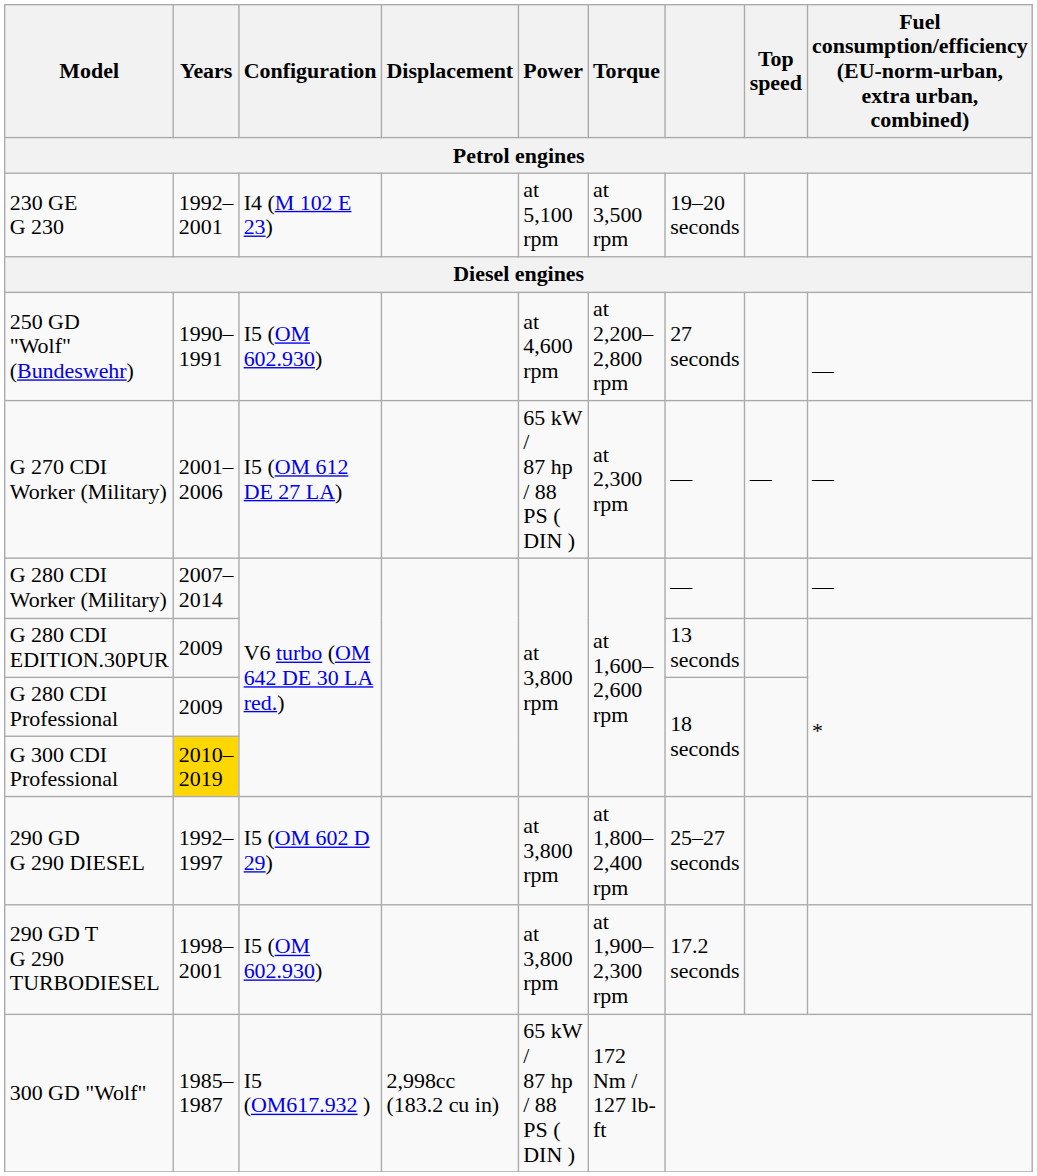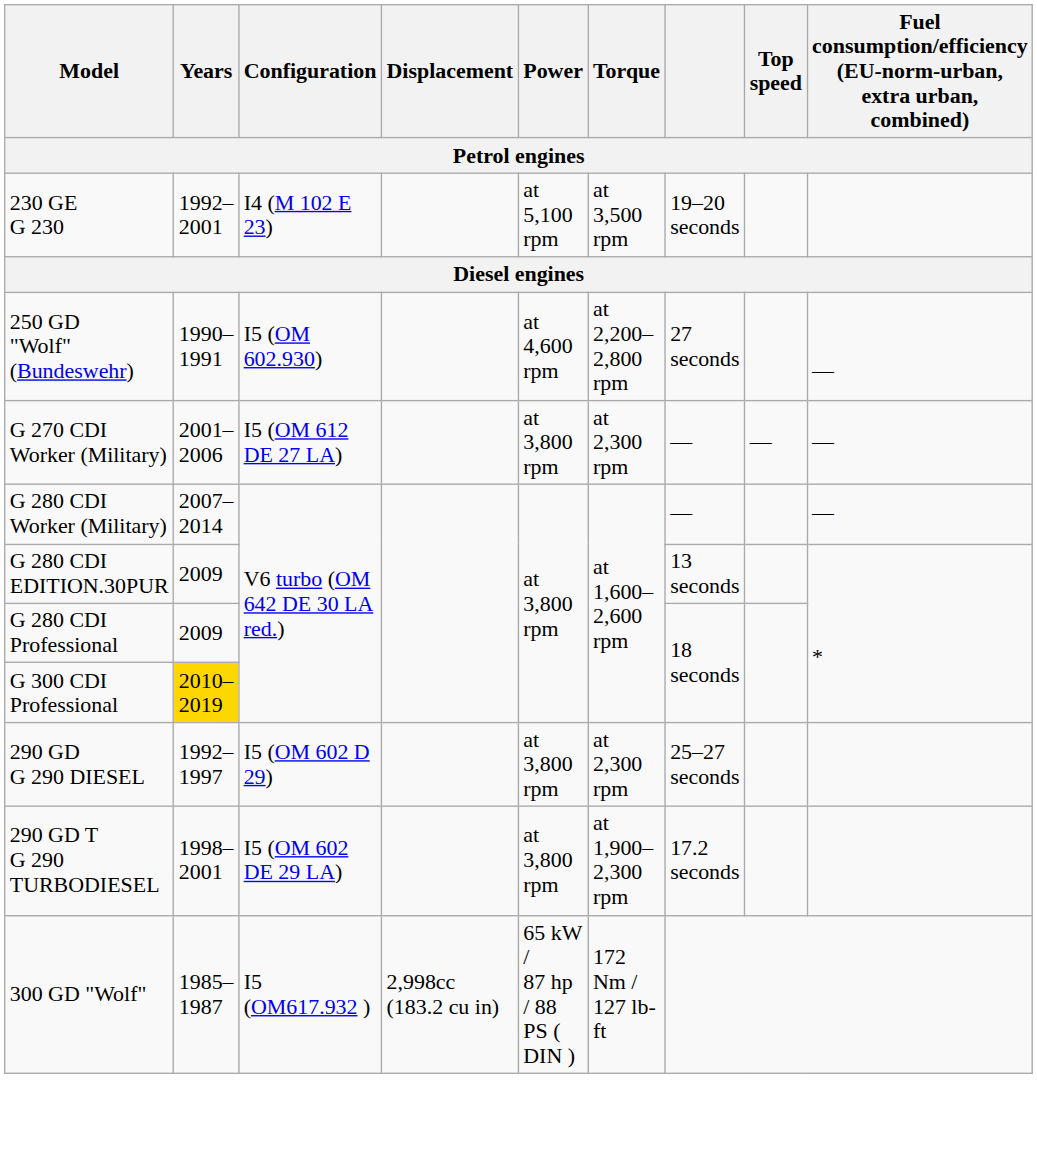(553, 479) 65 kW / 87 hp / 88 PS ( DIN ) -> (548, 442) at 3,800 rpm
(623, 850) at 1,800–2,400 rpm -> (618, 764) at 2,300 rpm
(283, 959) I5 (OM 602.930) -> (296, 860) I5 (OM 602 DE 29 LA)
